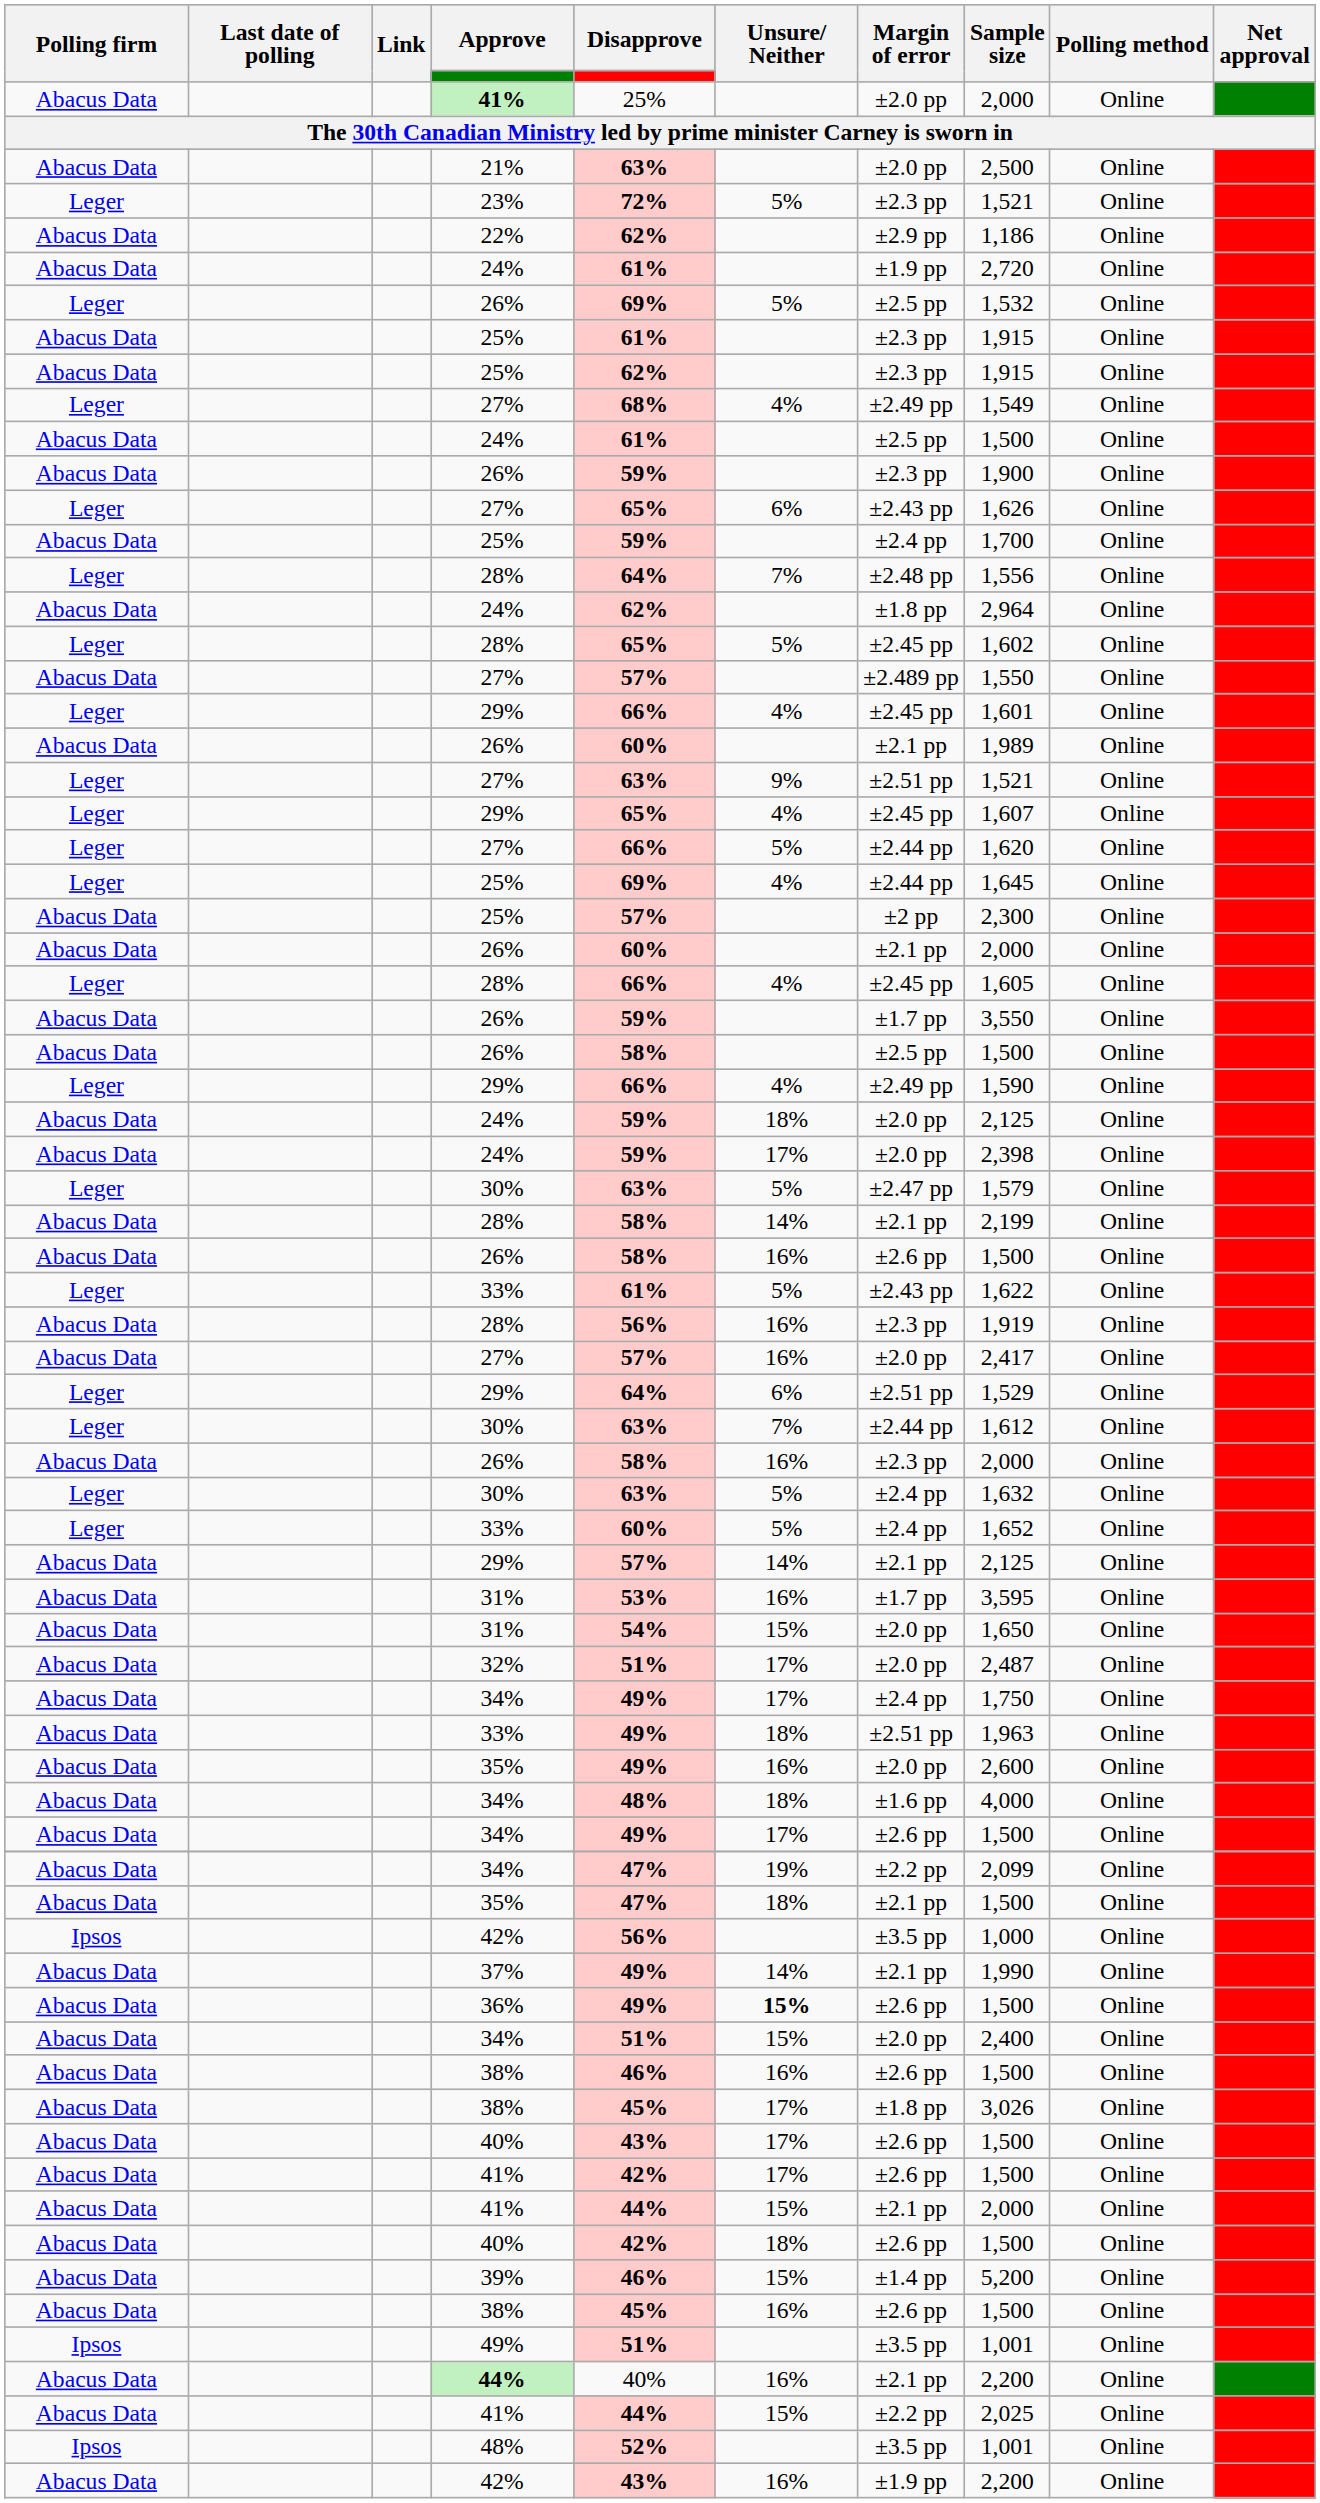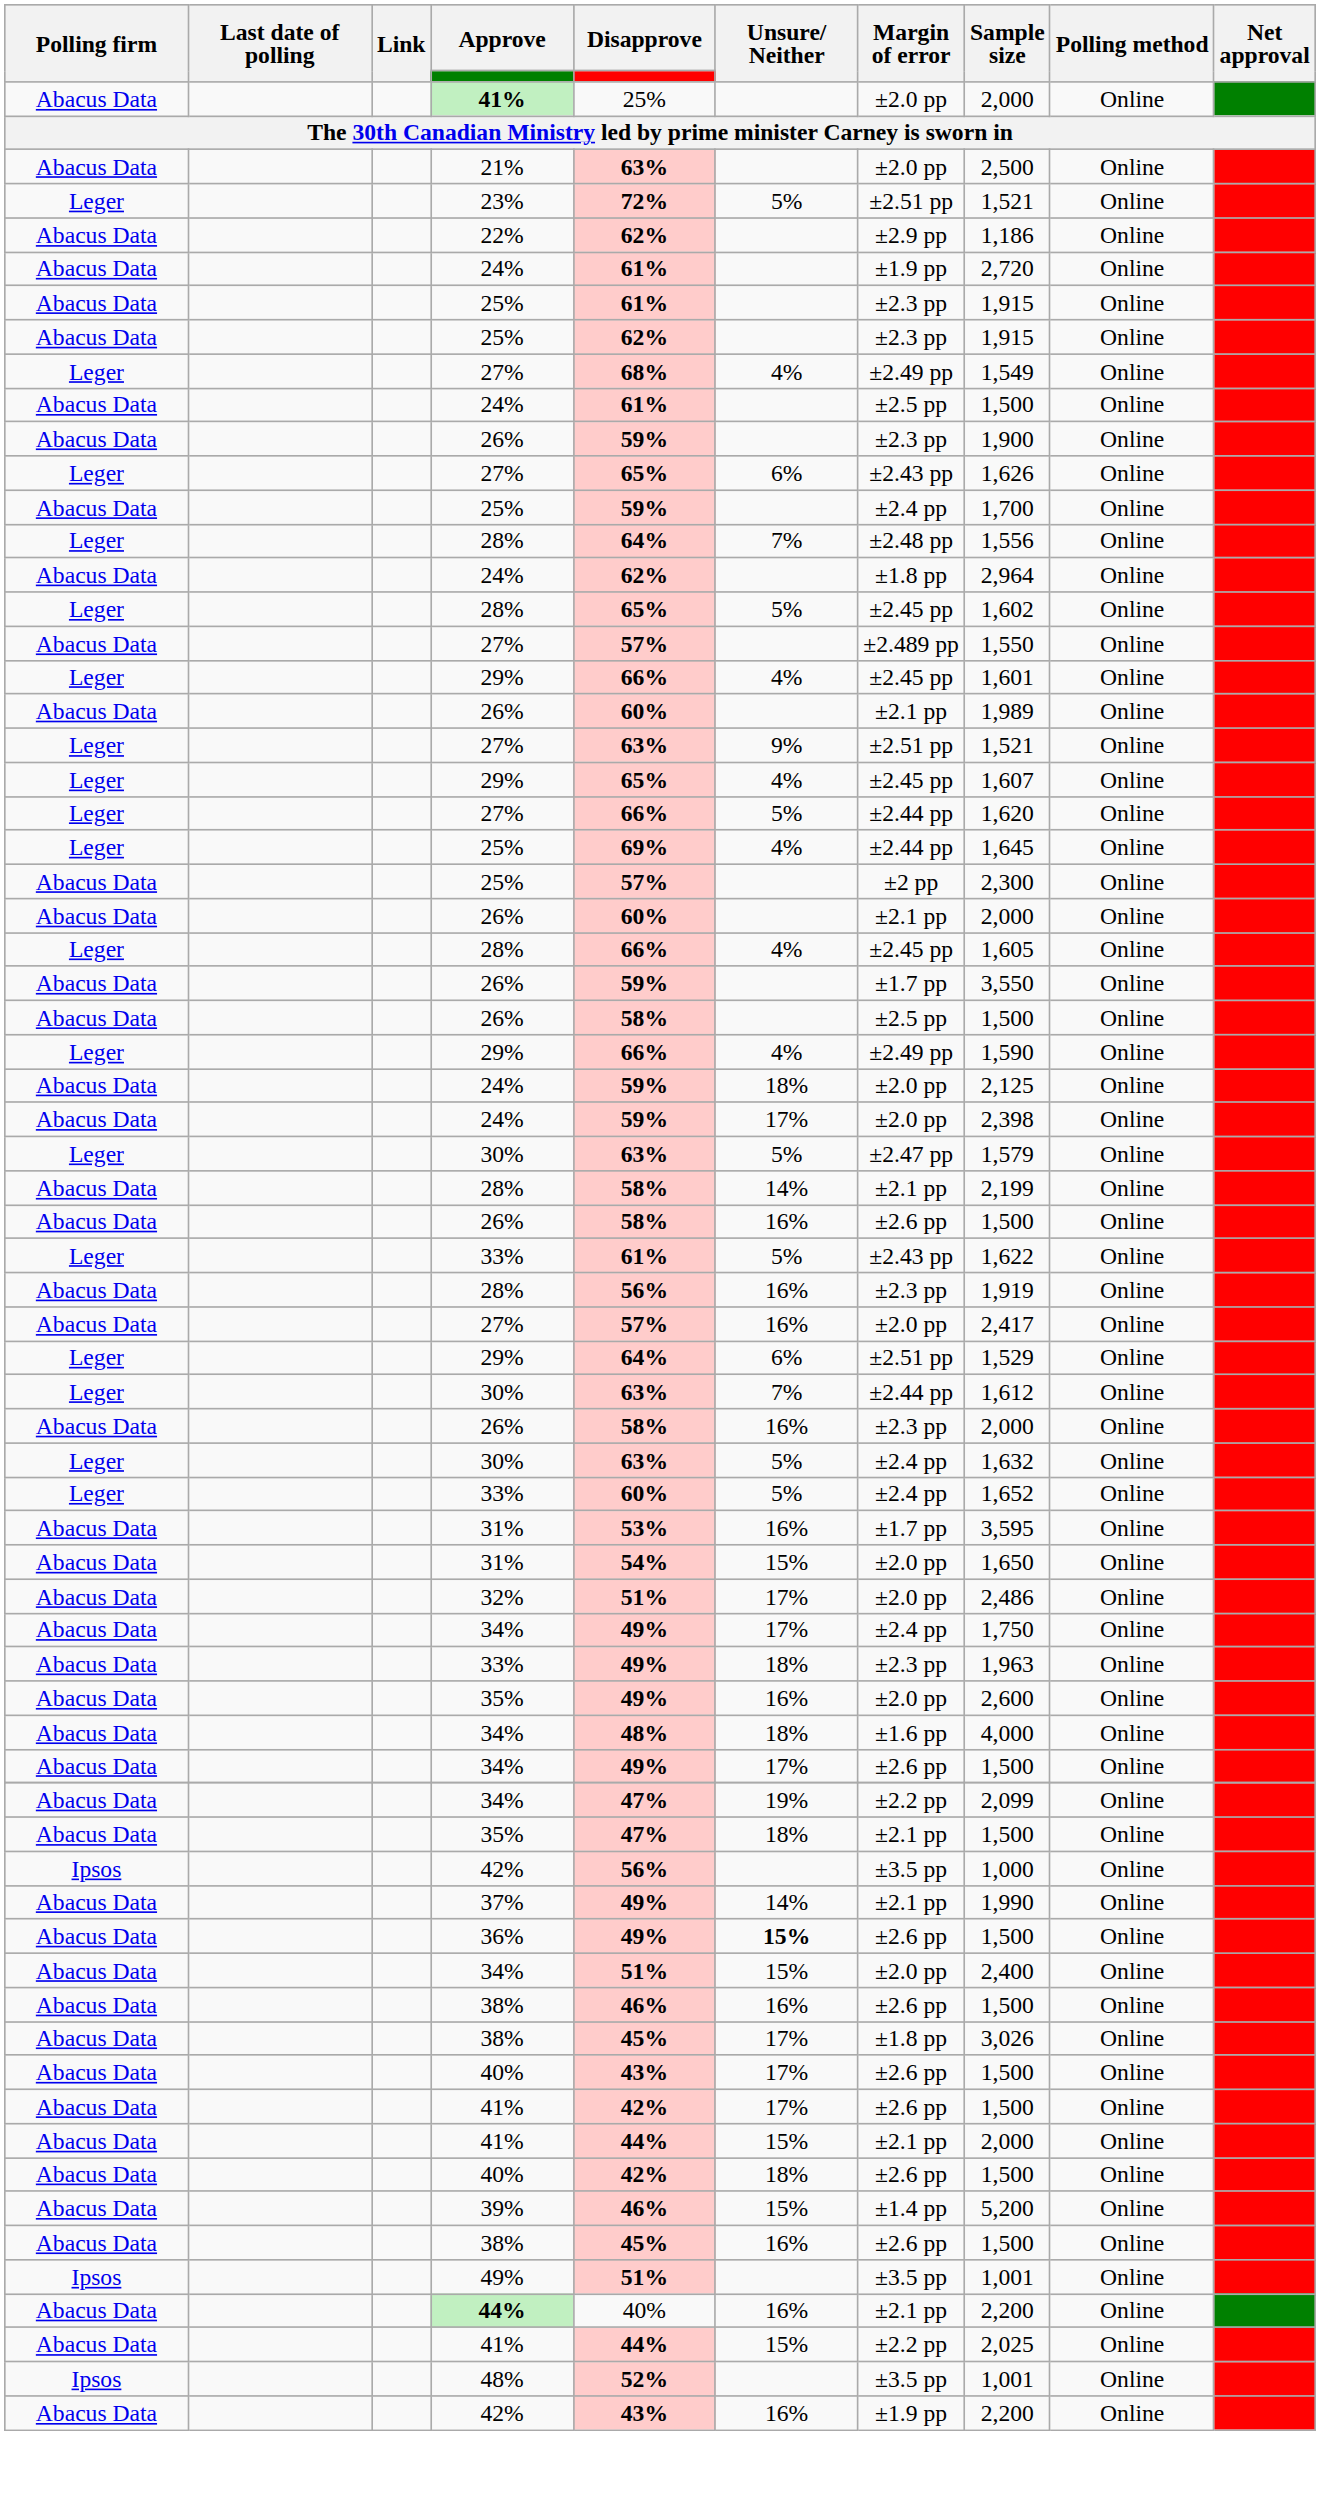(911, 201) ±2.3 pp -> (911, 201) ±2.51 pp
- row: (96, 303)
- row: (96, 1562)
(1007, 1664) 2,487 -> (1007, 1596) 2,486
(911, 1732) ±2.51 pp -> (911, 1664) ±2.3 pp
